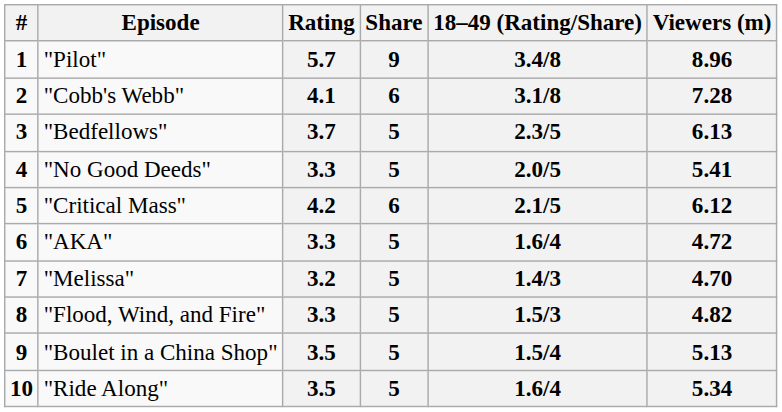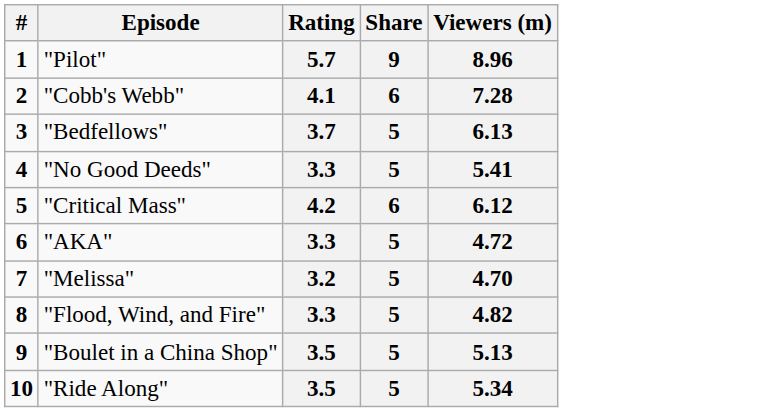- column: (538, 22)
